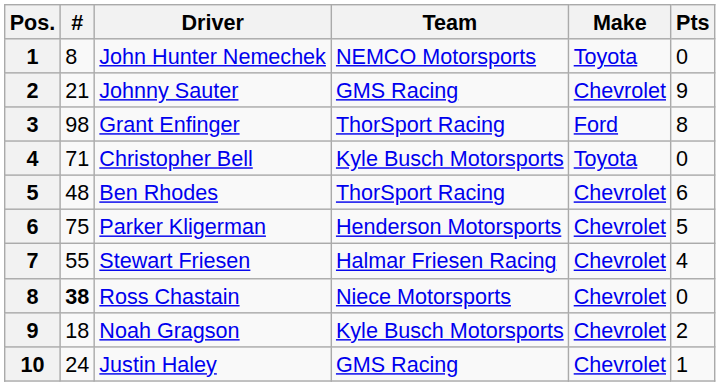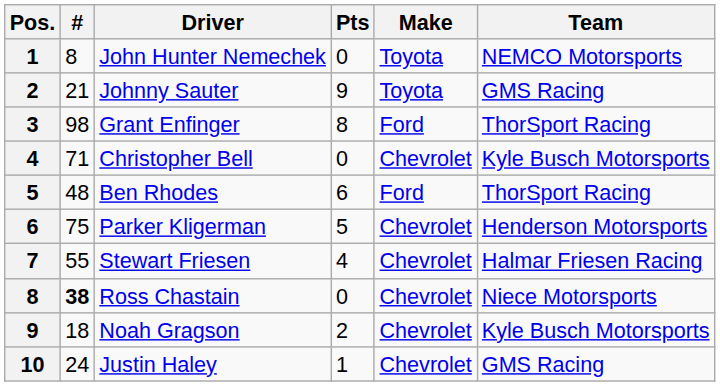columns swapped: (450, 22) <-> (693, 22)
(620, 90) Chevrolet -> (411, 90) Toyota
(605, 159) Toyota -> (426, 159) Chevrolet
(620, 193) Chevrolet -> (402, 193) Ford
